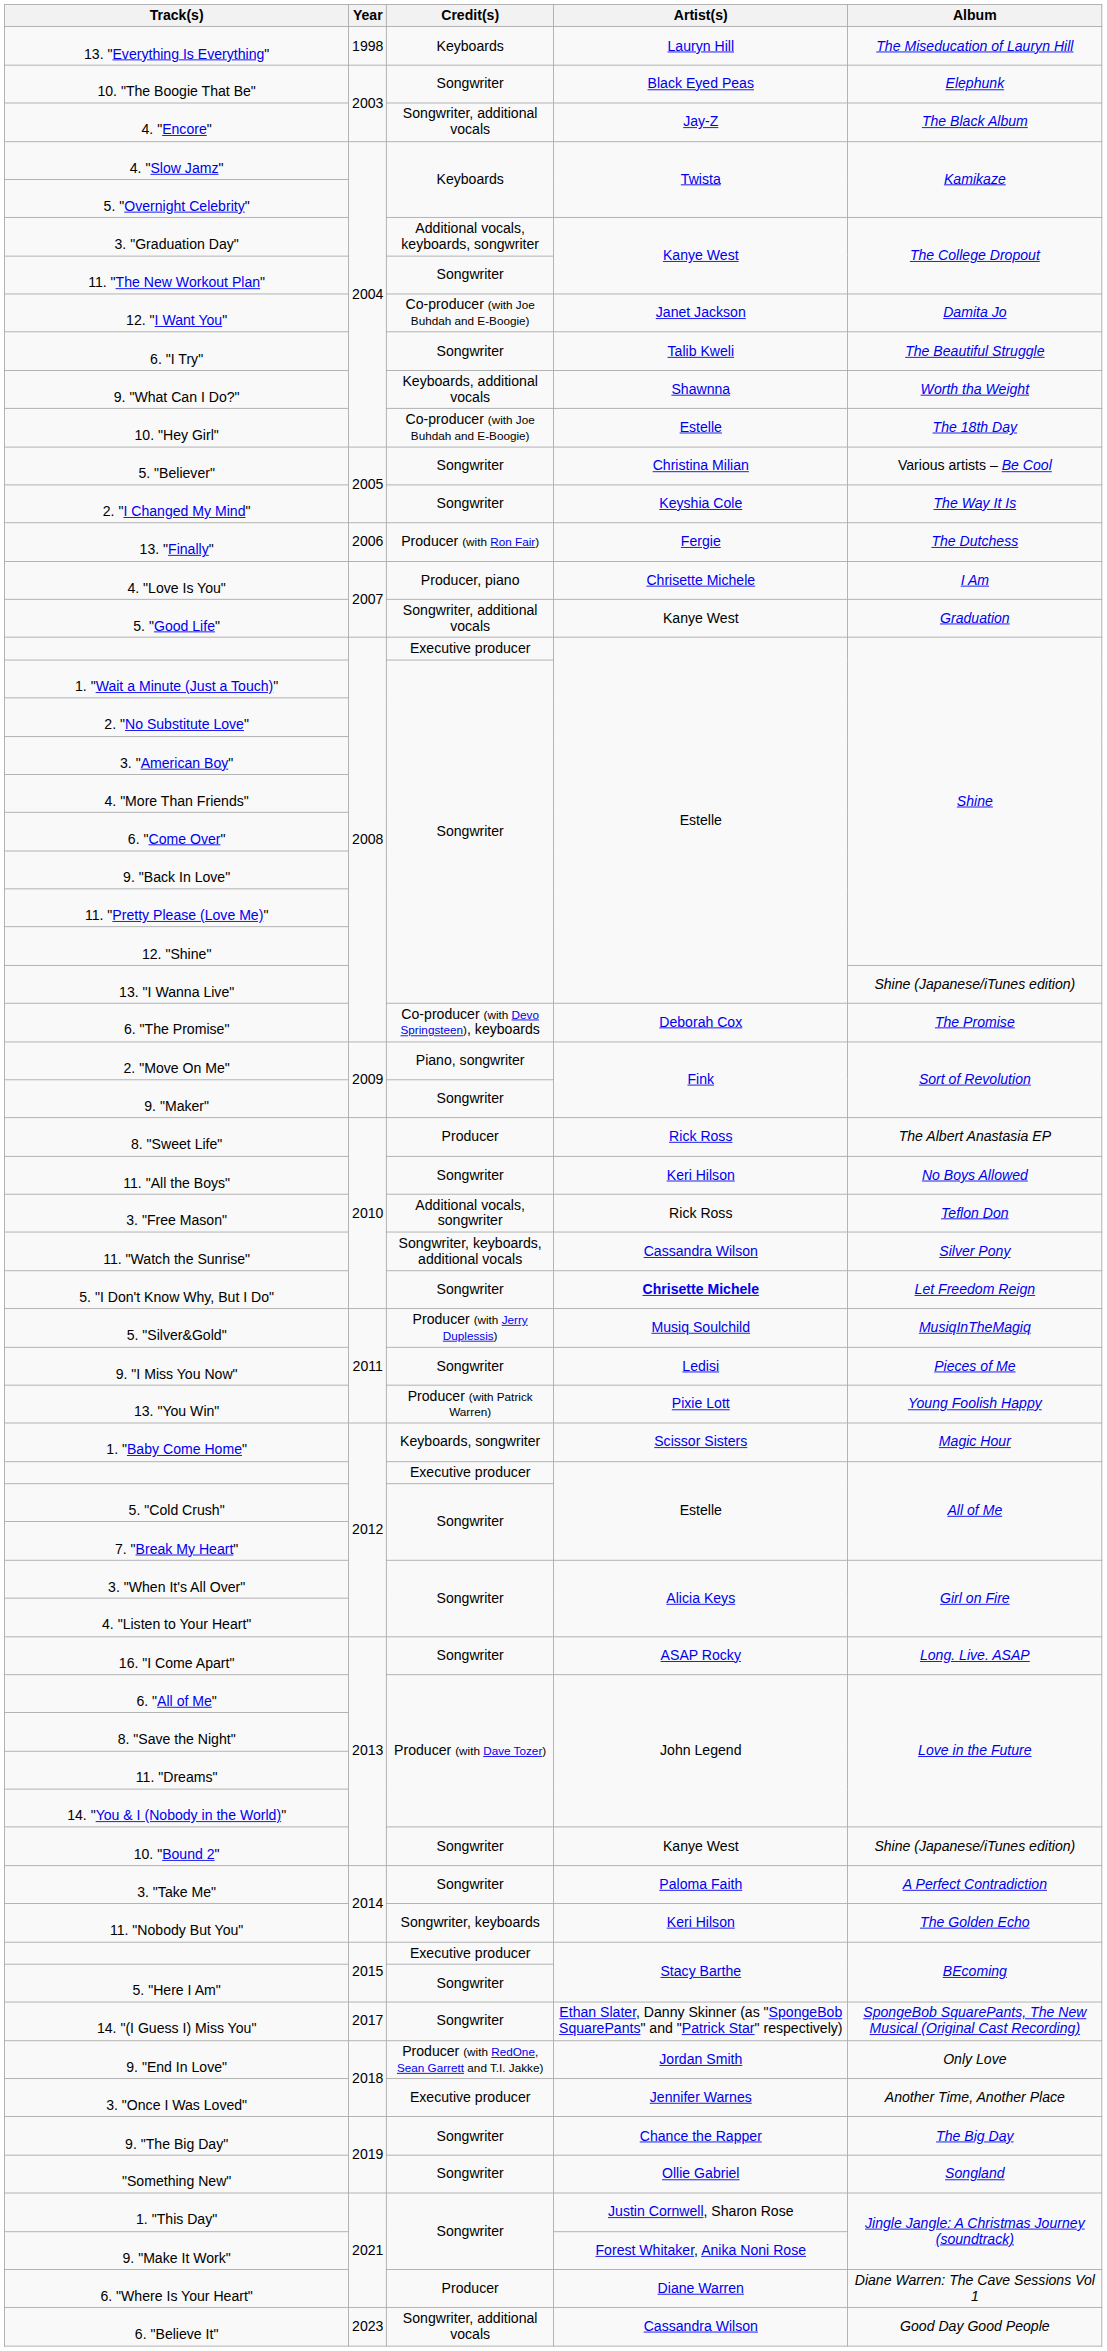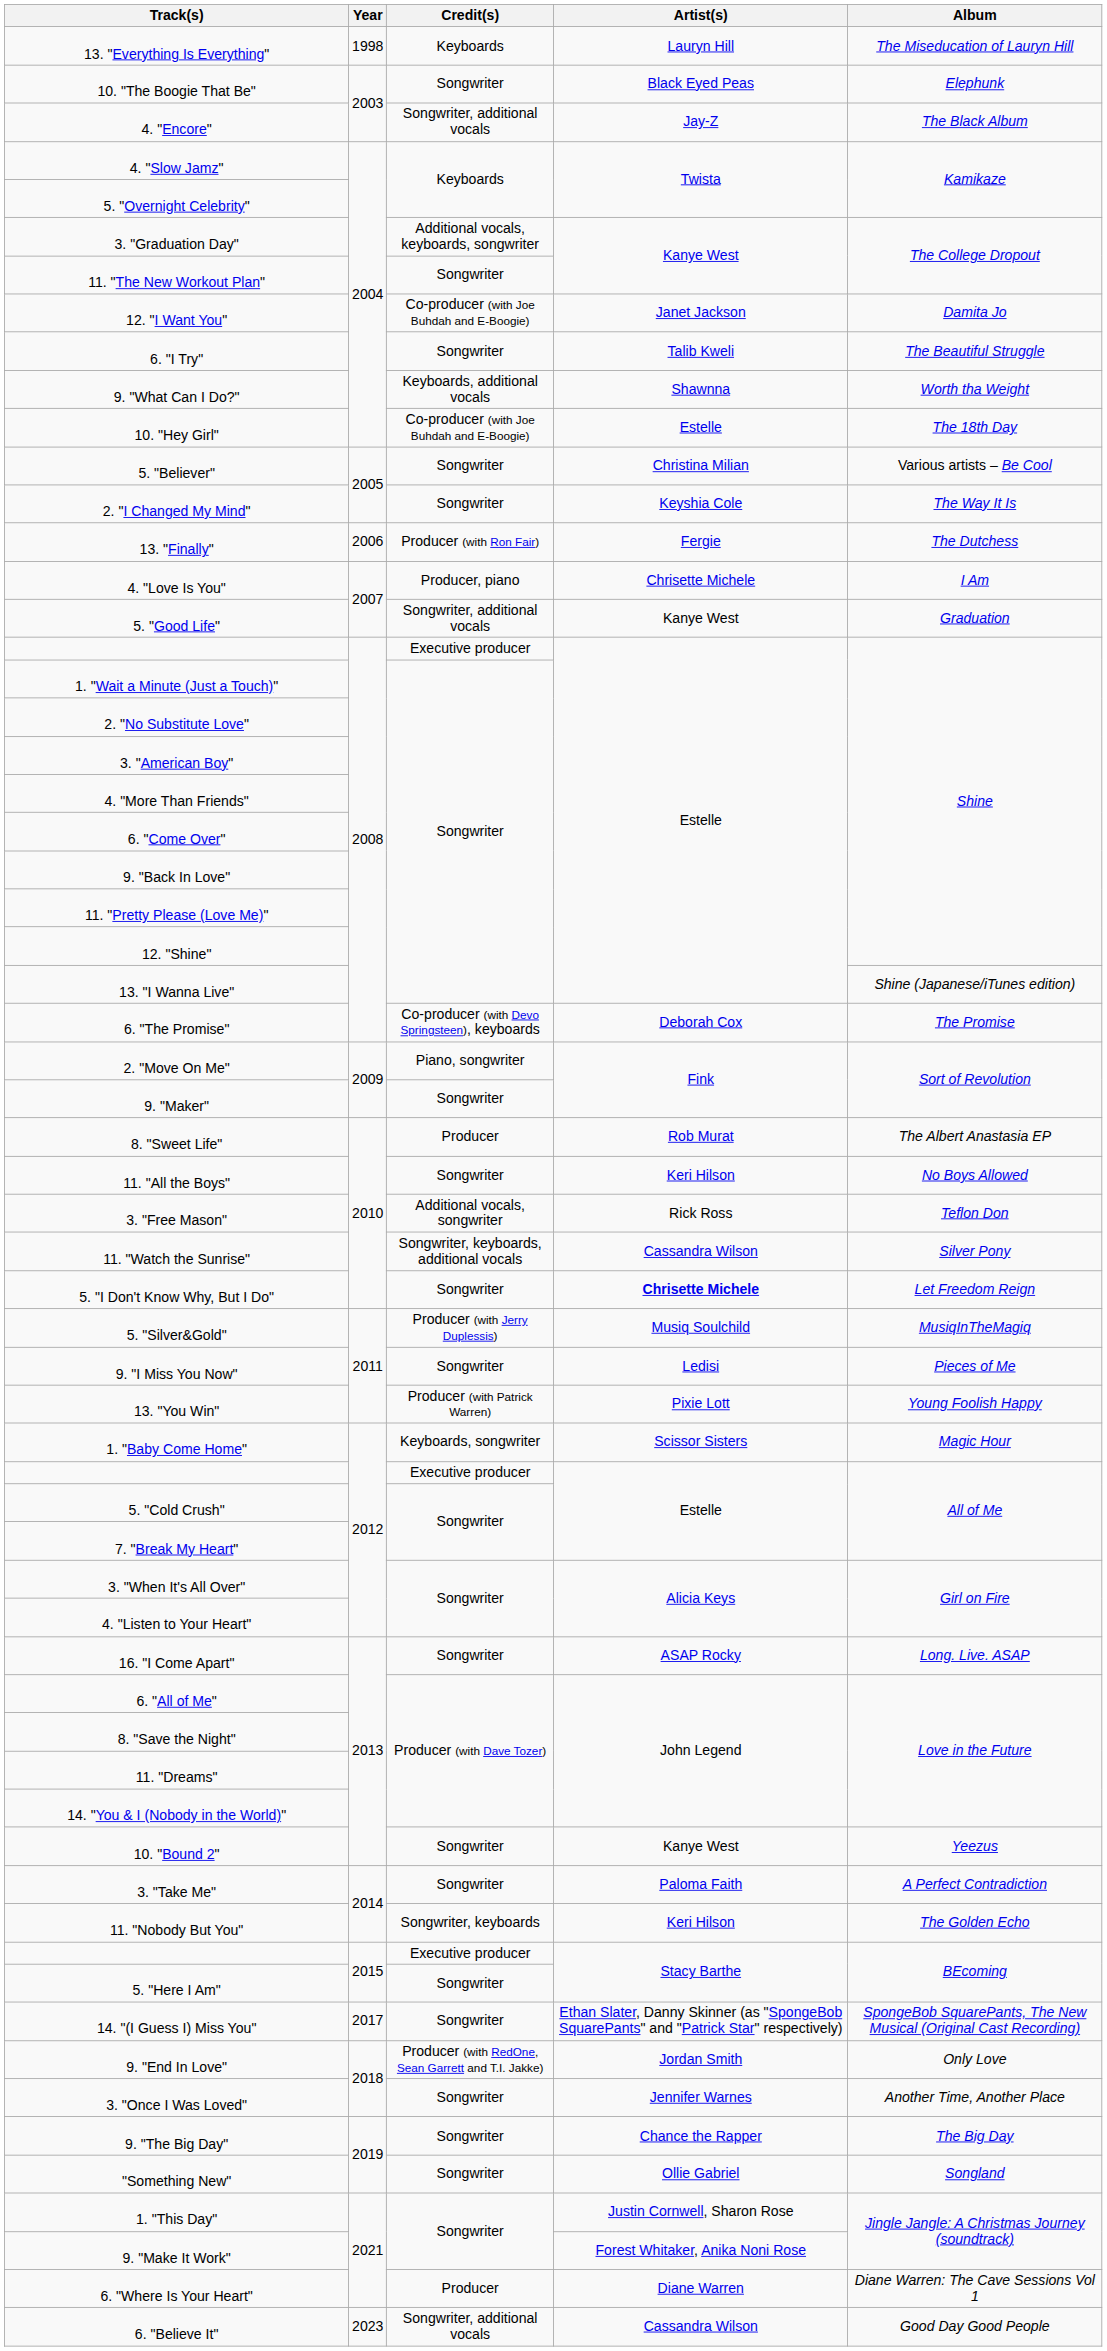(701, 1137) Rick Ross -> (701, 1137) Rob Murat
(975, 1846) Shine (Japanese/iTunes edition) -> (975, 1846) Yeezus
(470, 2097) Executive producer -> (470, 2097) Songwriter
